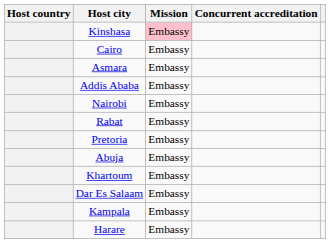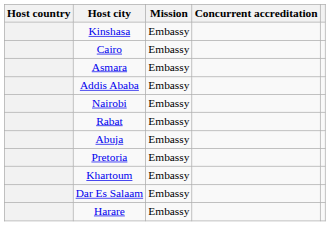(169, 31) pink background -> (169, 31) no background
rows swapped: (109, 157) <-> (109, 139)
- row: (109, 211)
